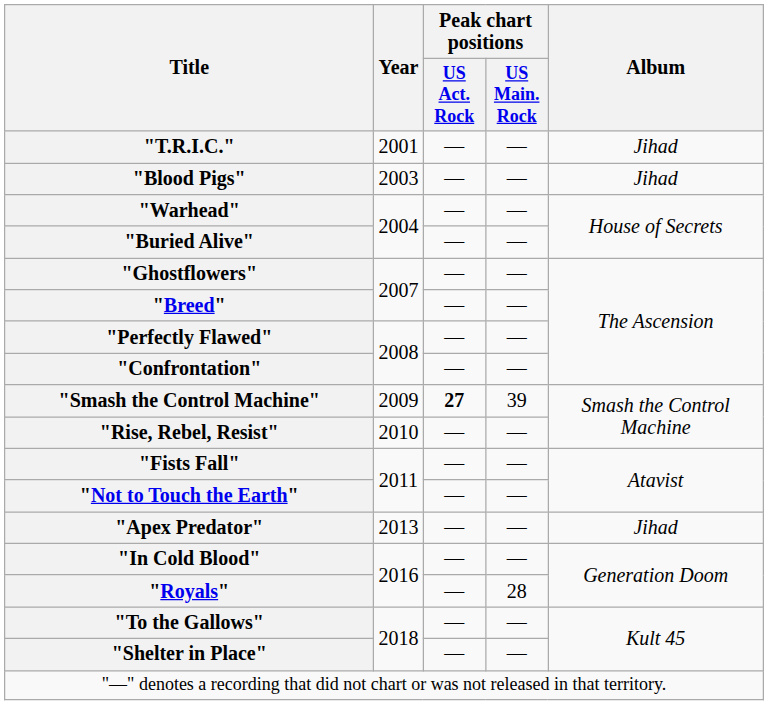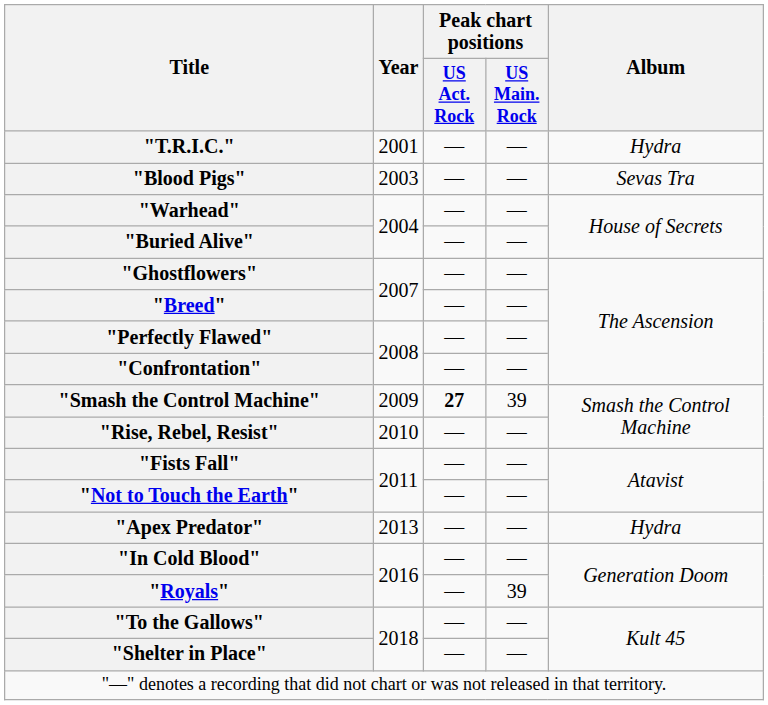(656, 146) Jihad -> (656, 146) Hydra
(656, 178) Jihad -> (656, 178) Sevas Tra
(656, 527) Jihad -> (656, 527) Hydra
(517, 590) 28 -> (517, 590) 39
